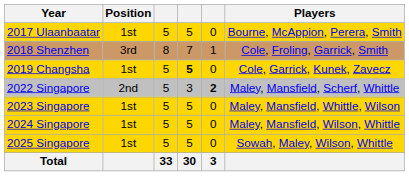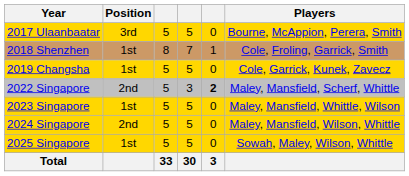(128, 32) 1st -> (128, 32) 3rd
(128, 50) 3rd -> (128, 50) 1st
(190, 69) bold -> (190, 69) normal
(128, 124) 1st -> (128, 124) 2nd
